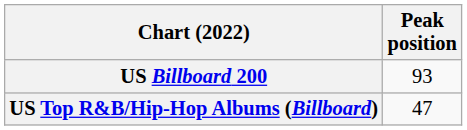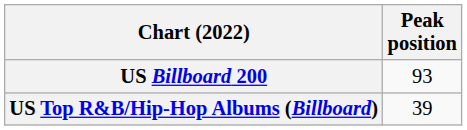(422, 108) 47 -> (422, 108) 39
